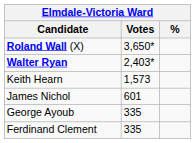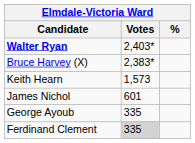- row: (45, 46)
+ row: (47, 63)
(133, 130) no background -> (133, 130) lightgrey background
